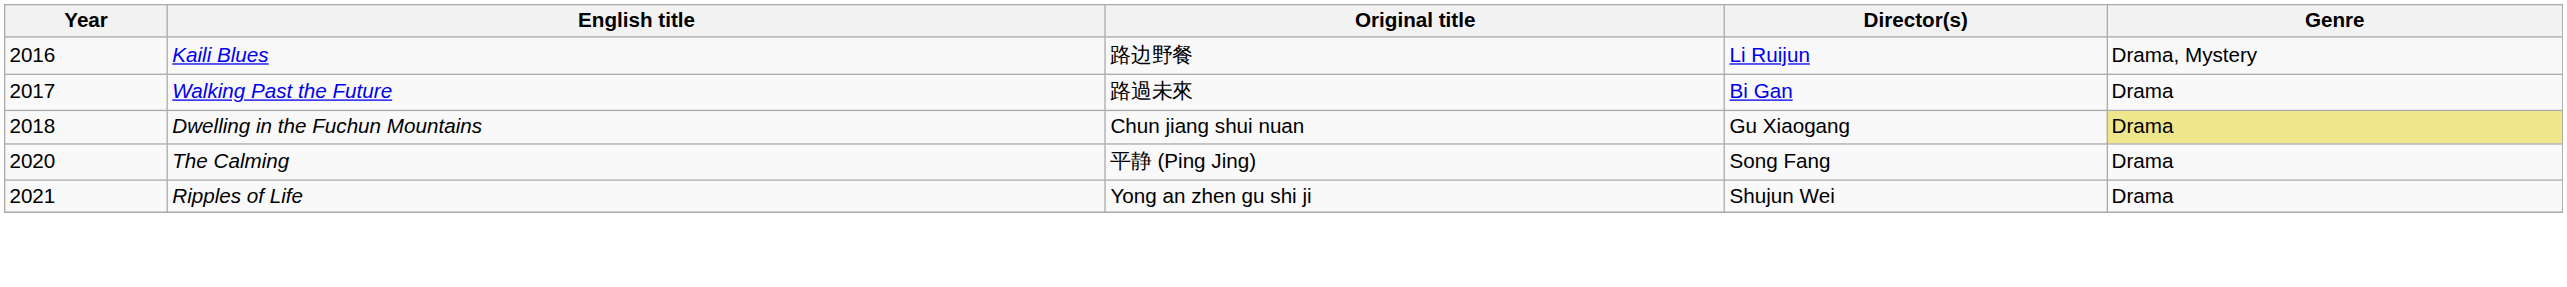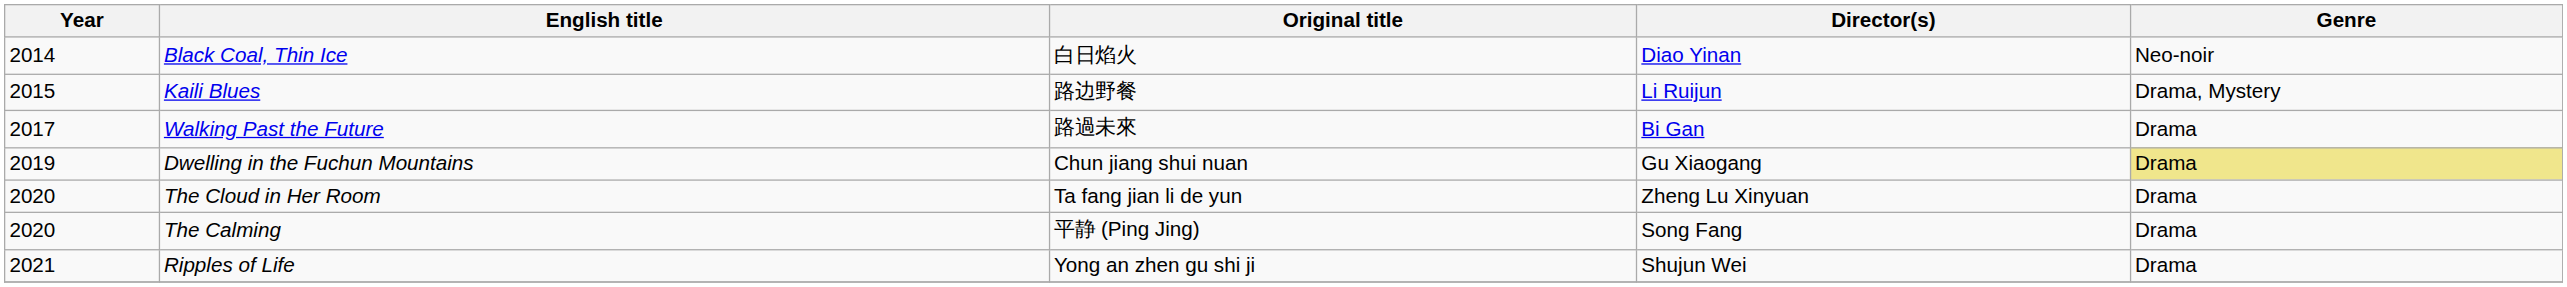+ row: (256, 55)
(32, 55) 2016 -> (32, 92) 2015
(32, 126) 2018 -> (32, 163) 2019
+ row: (272, 196)
